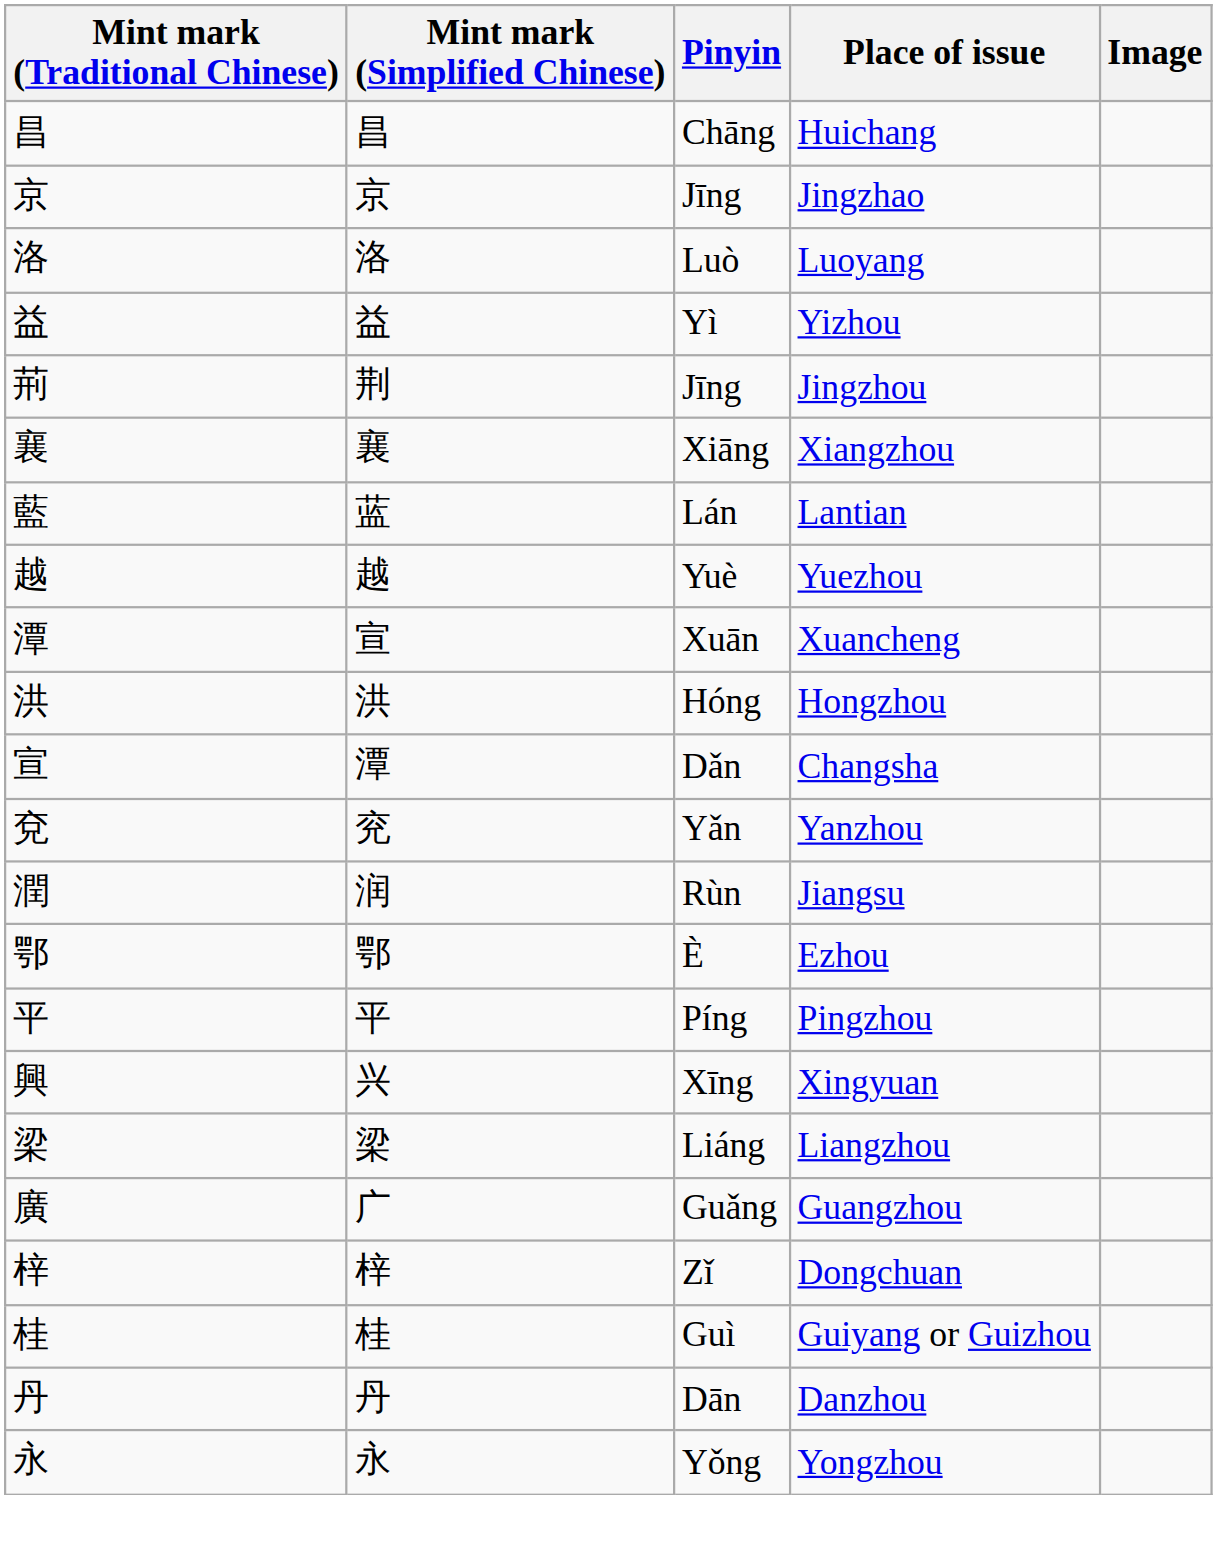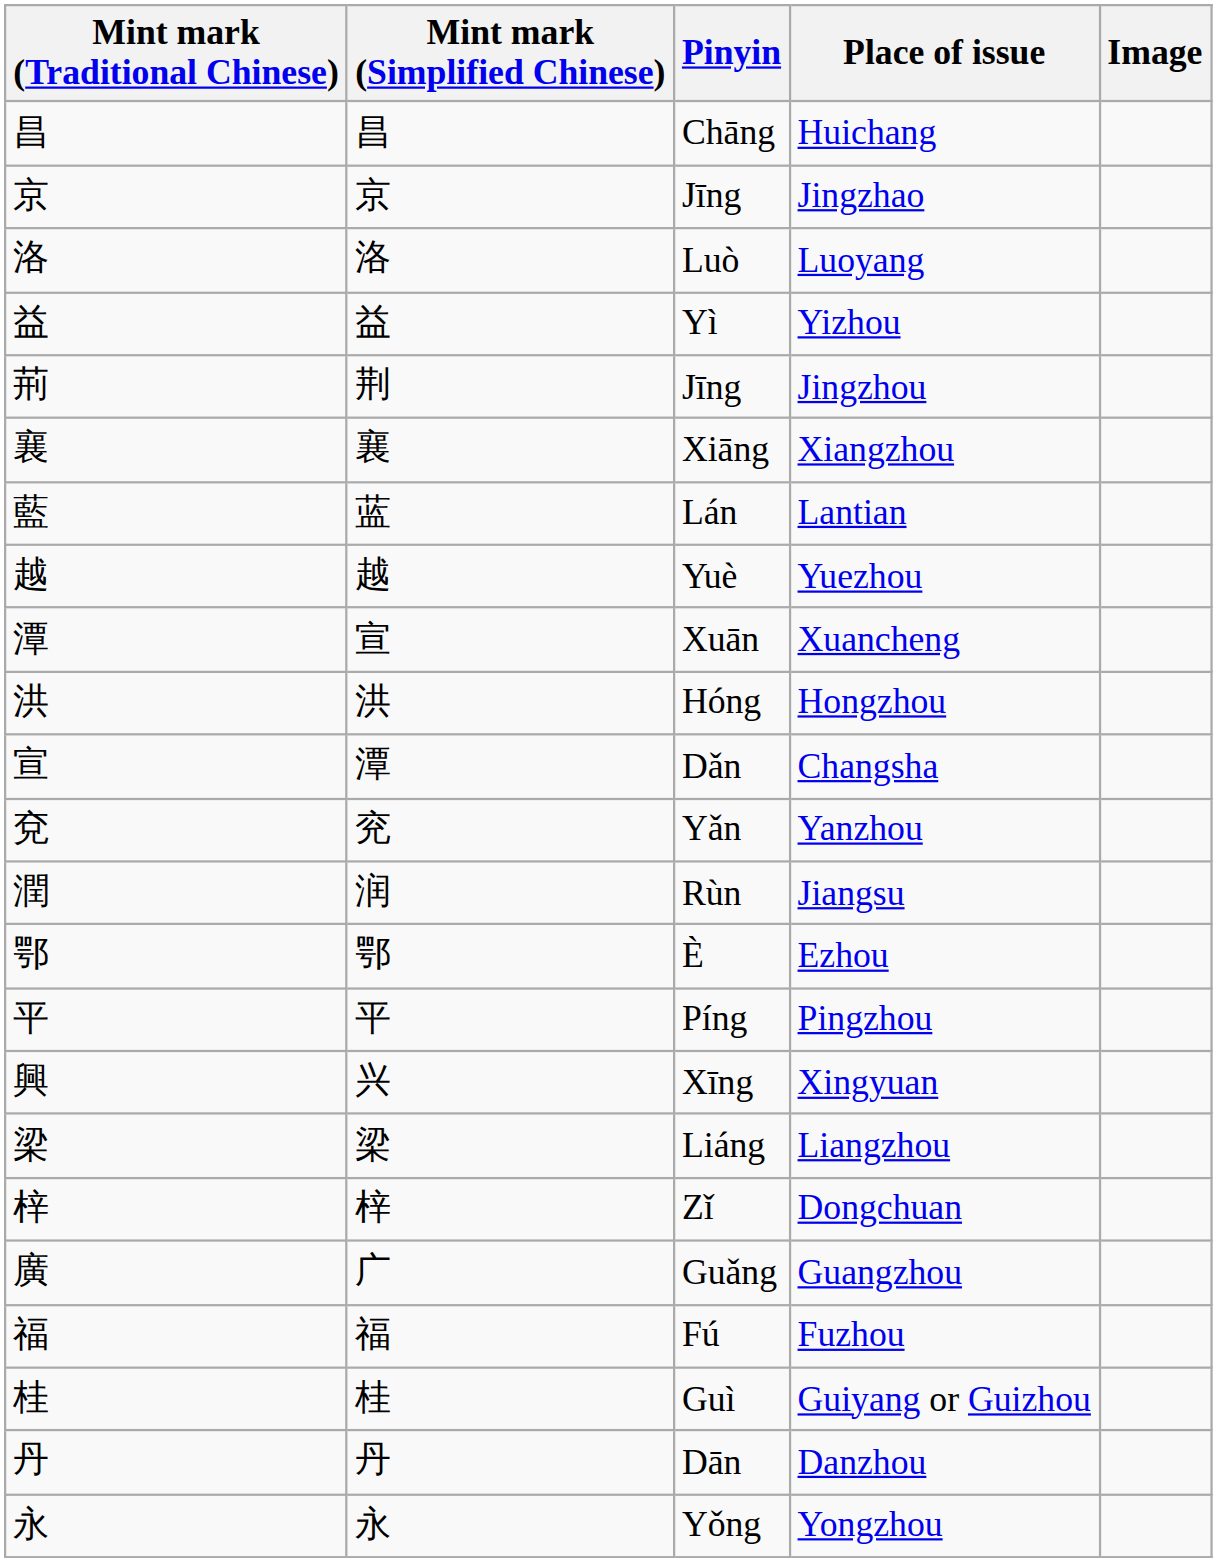rows swapped: (880, 1208) <-> (880, 1271)
+ row: (851, 1335)
